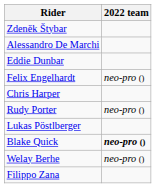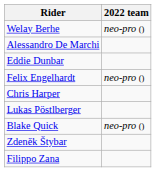rows swapped: (33, 158) <-> (37, 28)
- row: (32, 110)
(125, 142) bold -> (124, 126) normal
